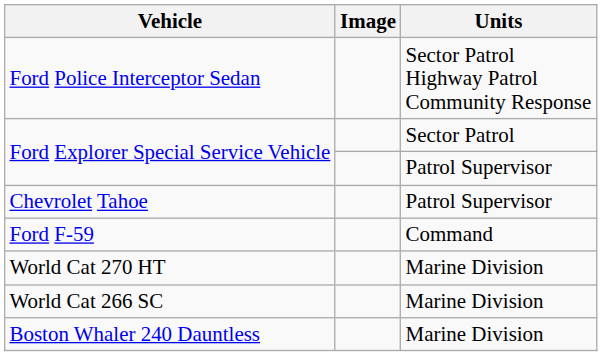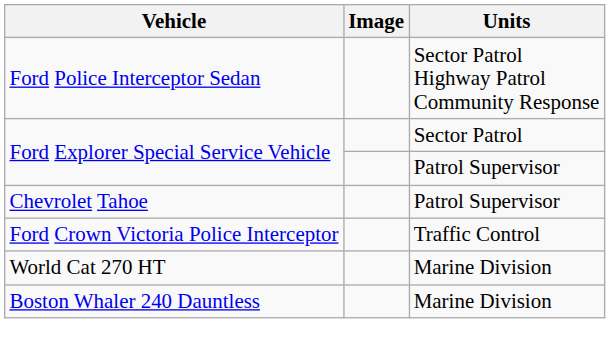+ row: (174, 234)
- row: (52, 234)
- row: (86, 300)
